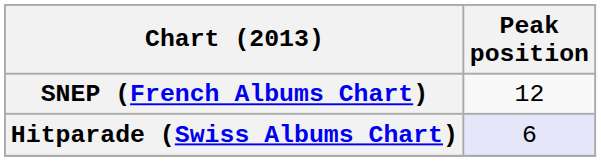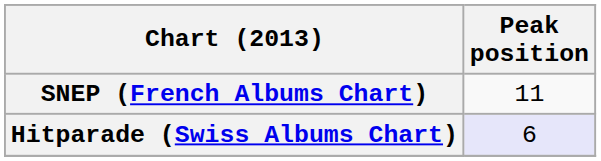(529, 94) 12 -> (529, 94) 11
